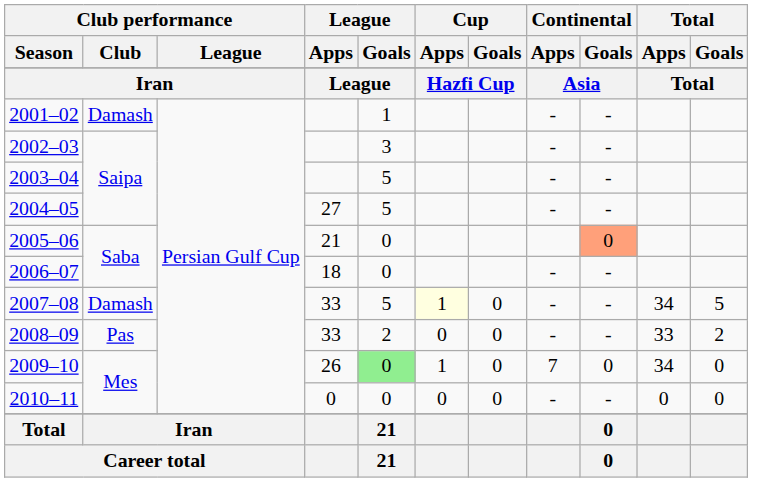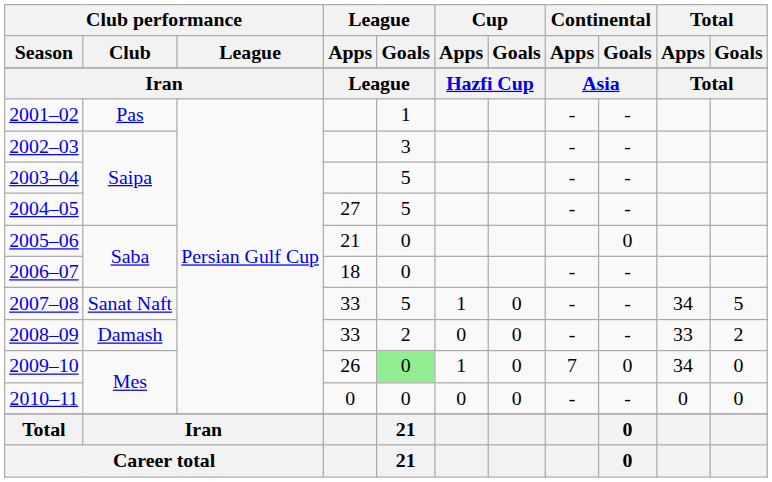(120, 114) Damash -> (130, 114) Pas
(608, 240) lightsalmon background -> (628, 240) no background
(120, 303) Damash -> (130, 303) Sanat Naft
(442, 303) lightyellow background -> (461, 303) no background
(120, 334) Pas -> (130, 334) Damash
